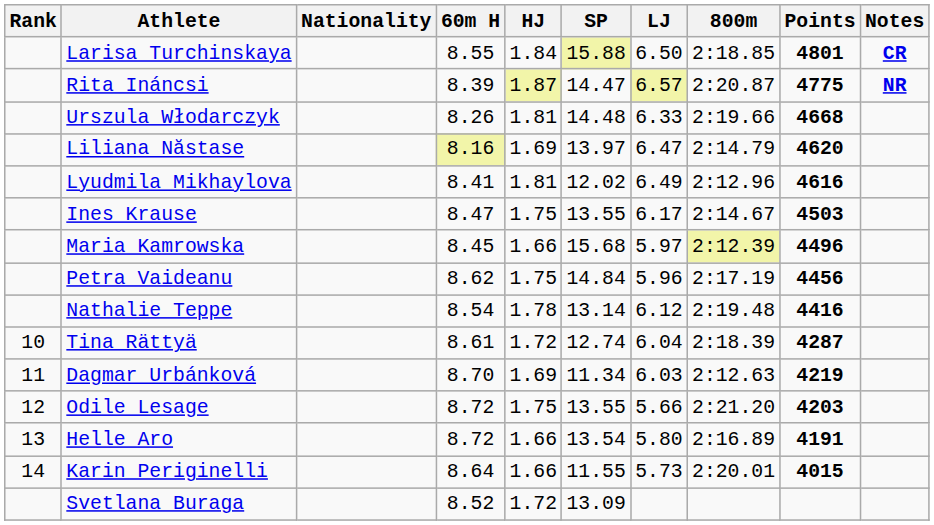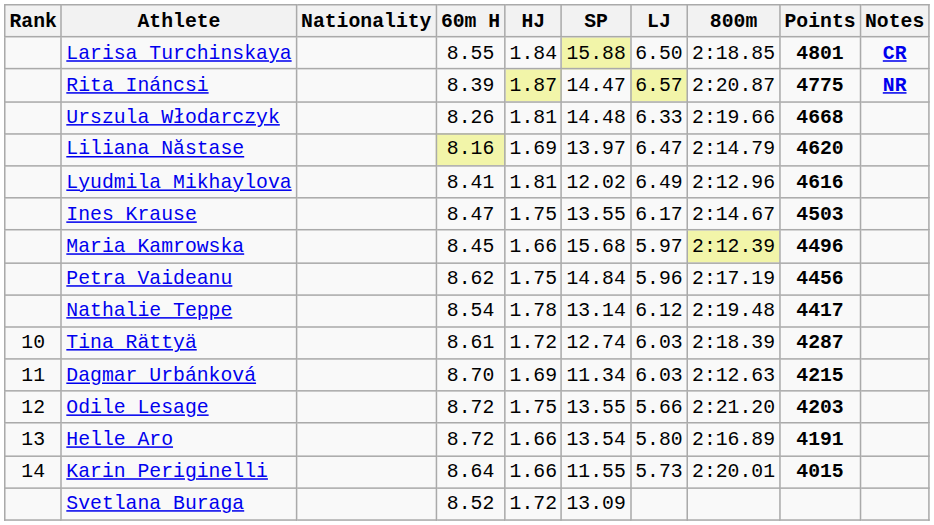(820, 311) 4416 -> (820, 311) 4417
(659, 343) 6.04 -> (659, 343) 6.03
(820, 375) 4219 -> (820, 375) 4215
